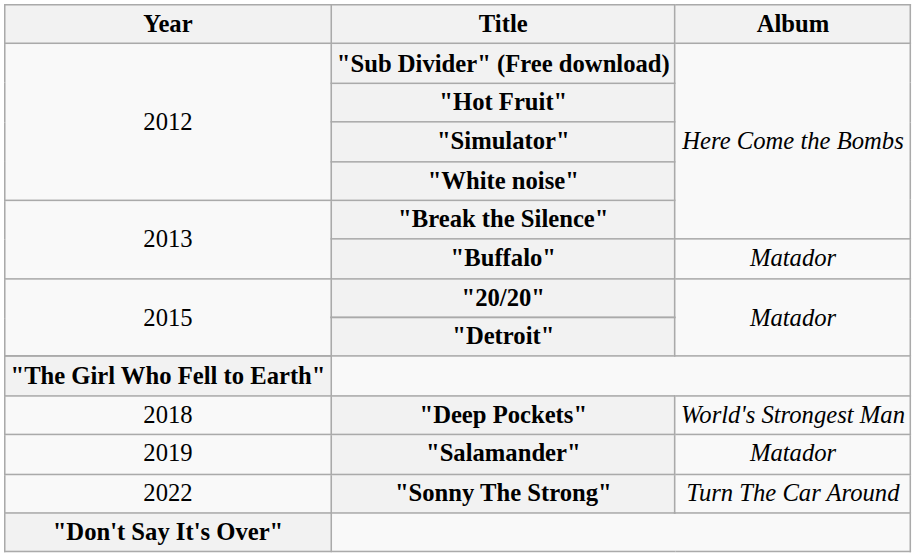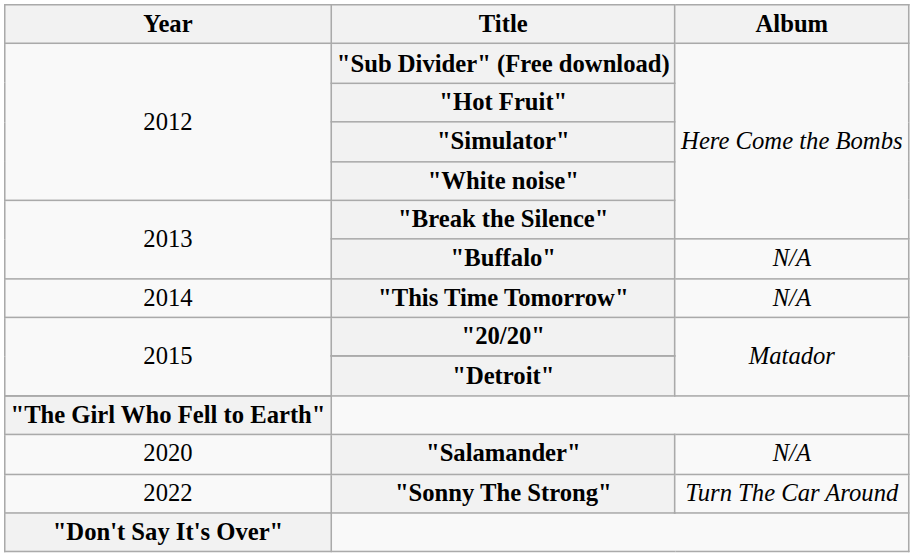(793, 258) Matador -> (792, 258) N/A
+ row: (503, 297)
- row: (503, 414)
(168, 453) 2019 -> (168, 453) 2020
(793, 453) Matador -> (792, 453) N/A
